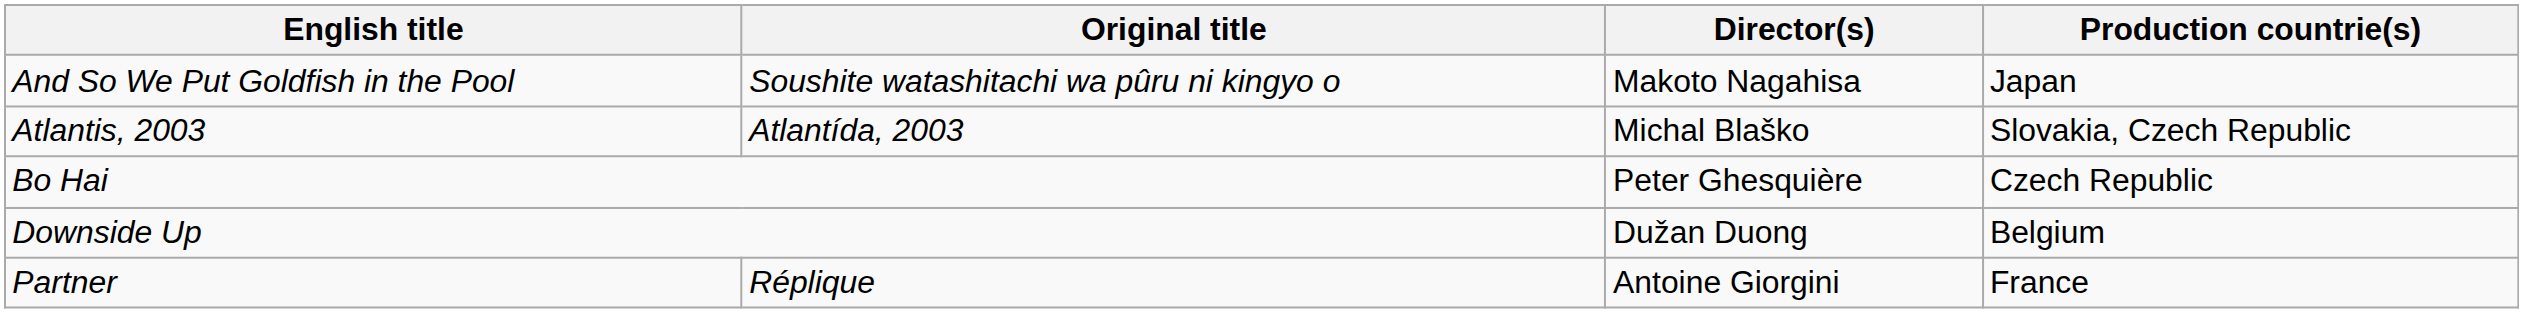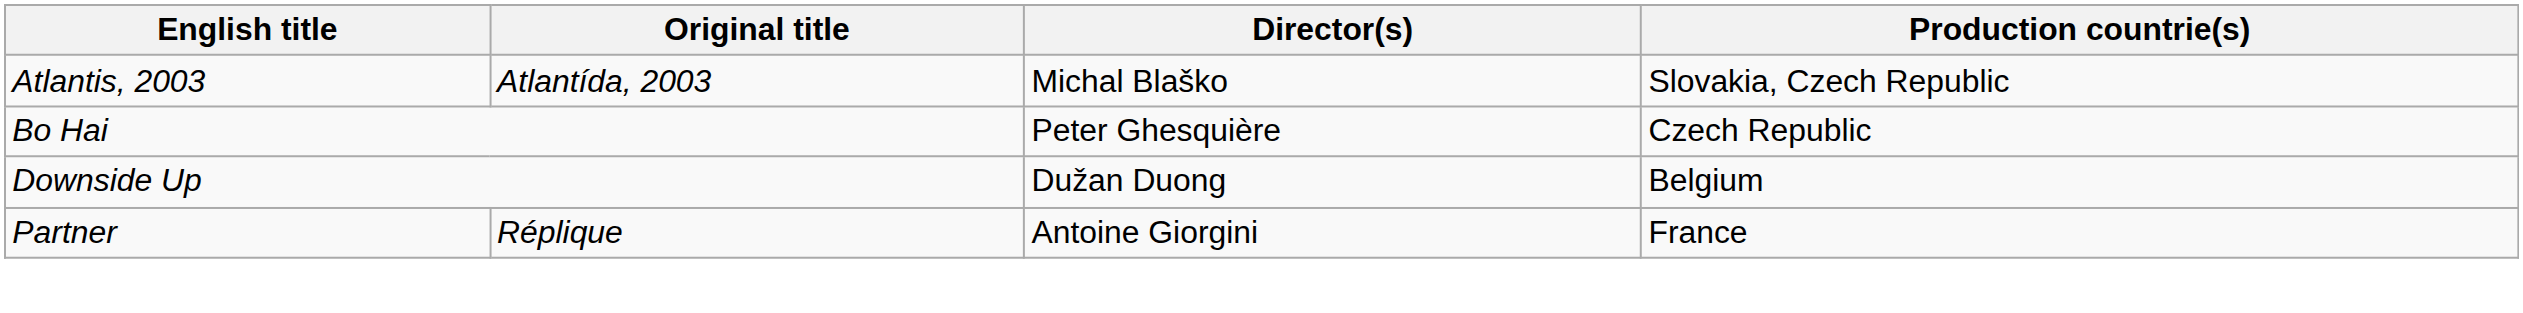- row: (263, 80)
